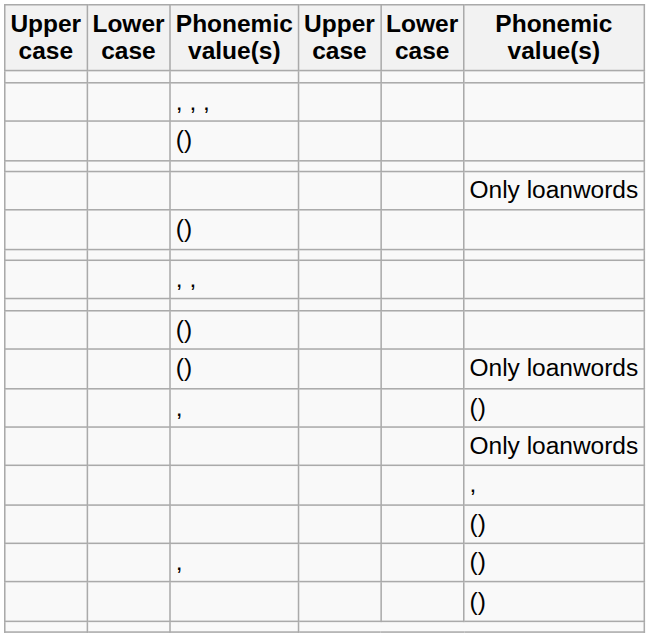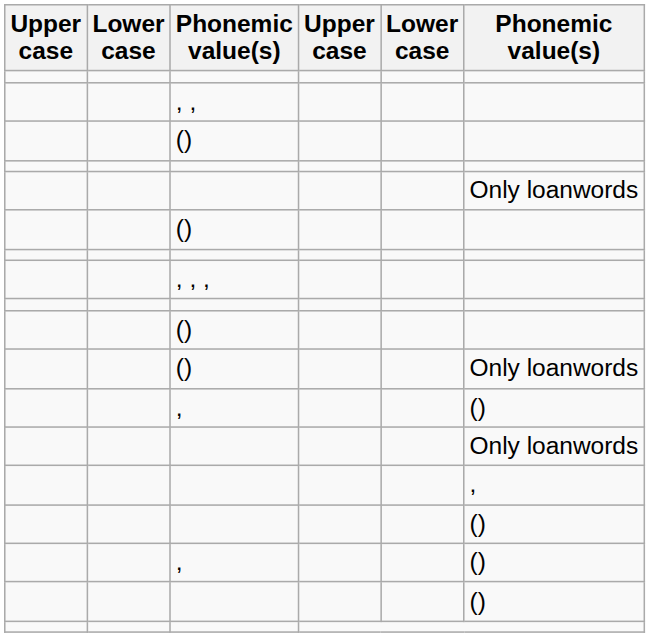rows swapped: (46, 280) <-> (46, 102)
